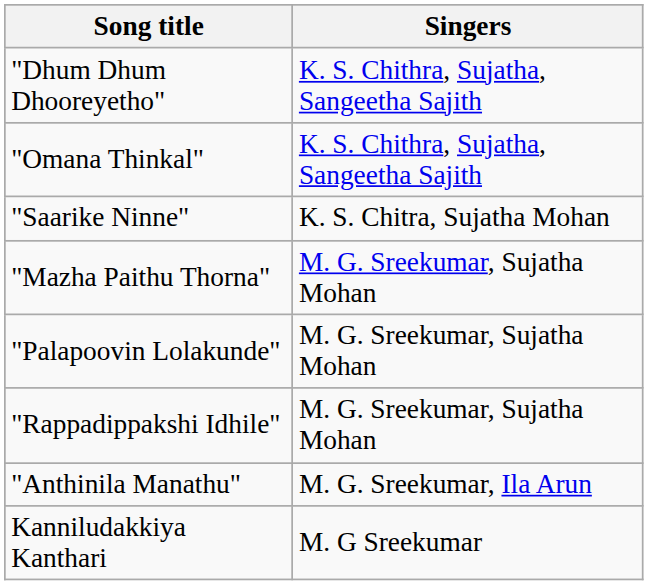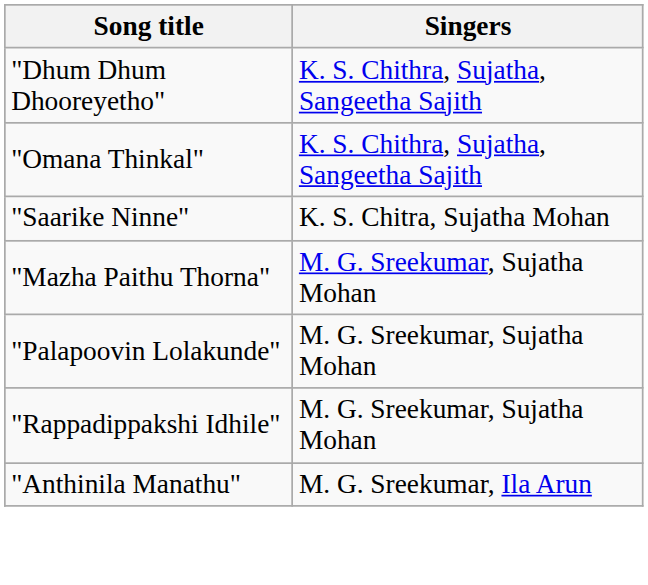- row: (99, 542)
